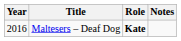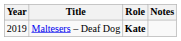(17, 28) 2016 -> (17, 28) 2019
